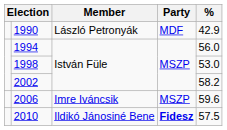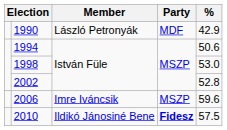(209, 47) 56.0 -> (209, 47) 50.6
(209, 82) 58.2 -> (209, 82) 52.8
